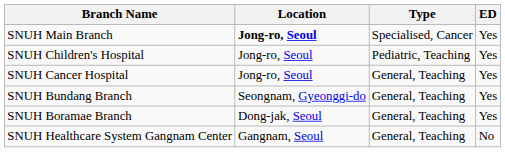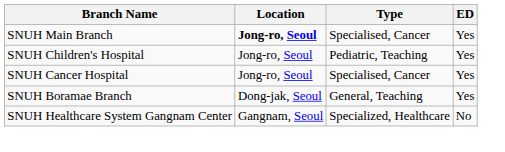(418, 75) General, Teaching -> (380, 75) Specialised, Cancer
- row: (70, 95)
(418, 136) General, Teaching -> (390, 116) Specialized, Healthcare
